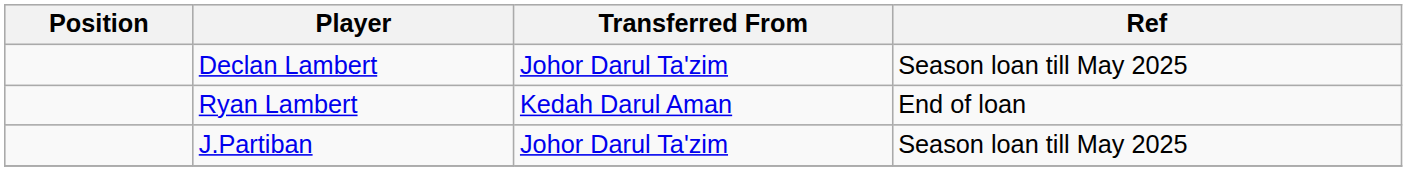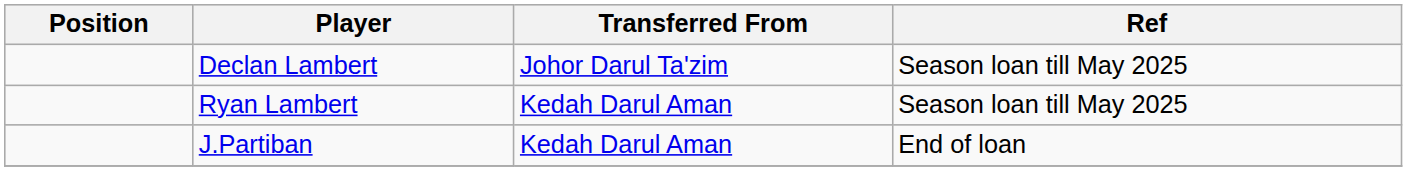(962, 104) End of loan -> (1043, 104) Season loan till May 2025
(624, 144) Johor Darul Ta'zim -> (626, 144) Kedah Darul Aman
(1043, 144) Season loan till May 2025 -> (962, 144) End of loan
